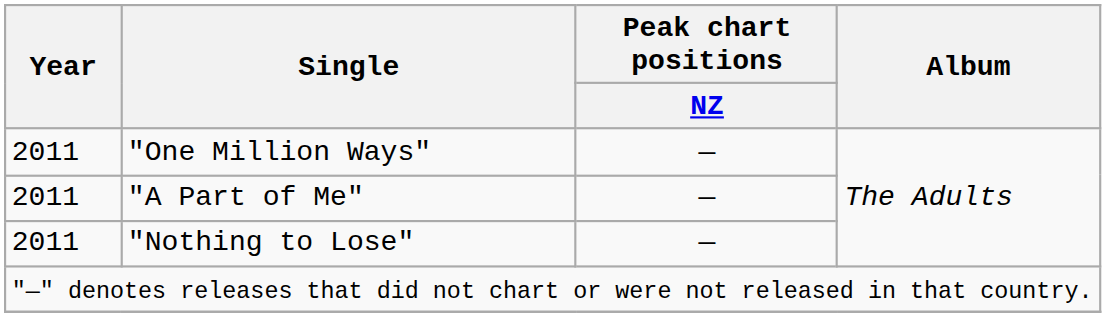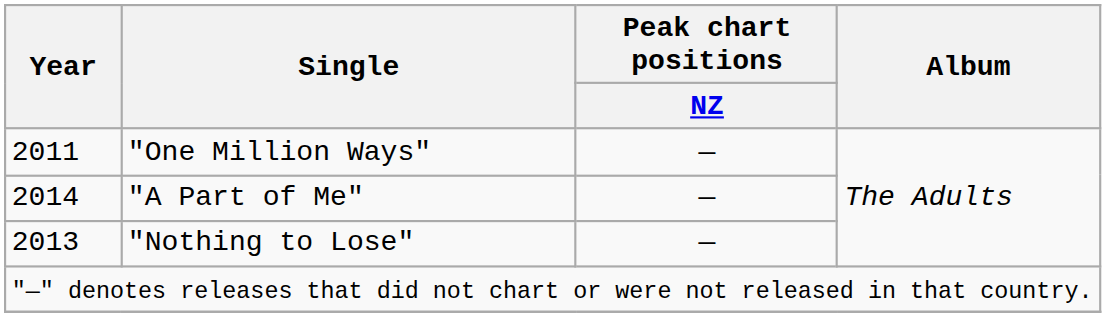(45, 198) 2011 -> (45, 198) 2014
(45, 243) 2011 -> (45, 243) 2013
